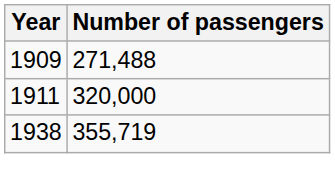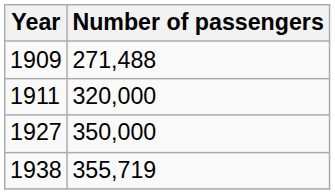+ row: (36, 133)
